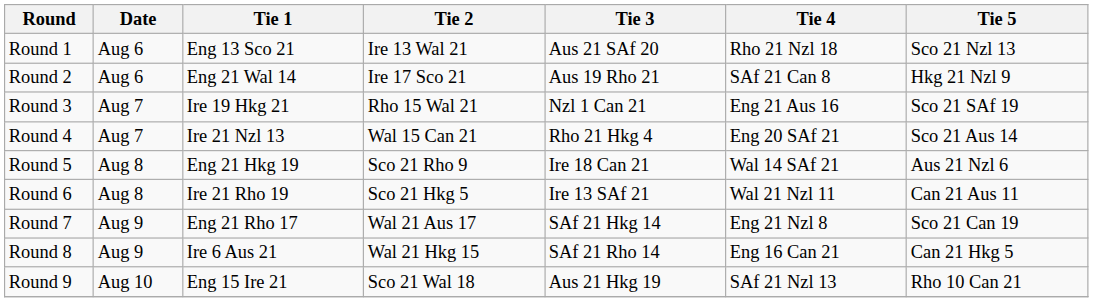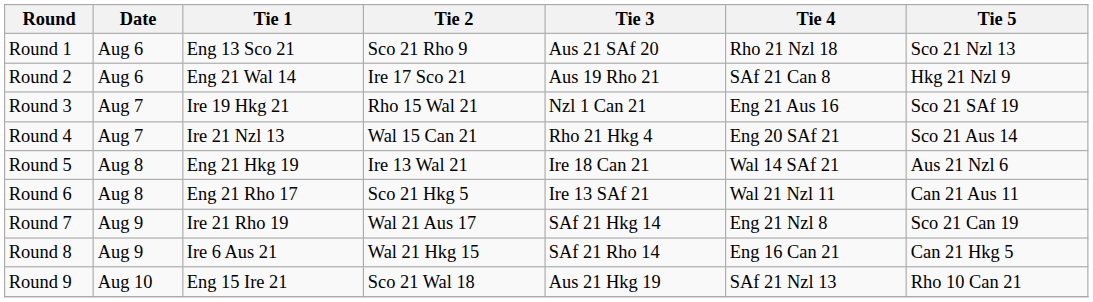(418, 48) Ire 13 Wal 21 -> (418, 48) Sco 21 Rho 9
(418, 164) Sco 21 Rho 9 -> (418, 164) Ire 13 Wal 21
(238, 194) Ire 21 Rho 19 -> (242, 194) Eng 21 Rho 17
(242, 223) Eng 21 Rho 17 -> (238, 223) Ire 21 Rho 19
